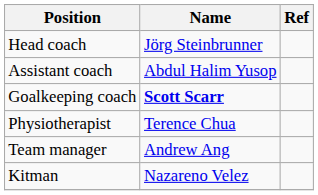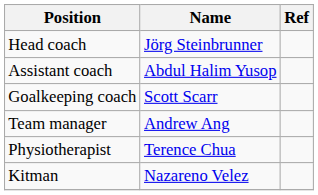(184, 96) bold -> (181, 96) normal
rows swapped: (57, 149) <-> (60, 123)
